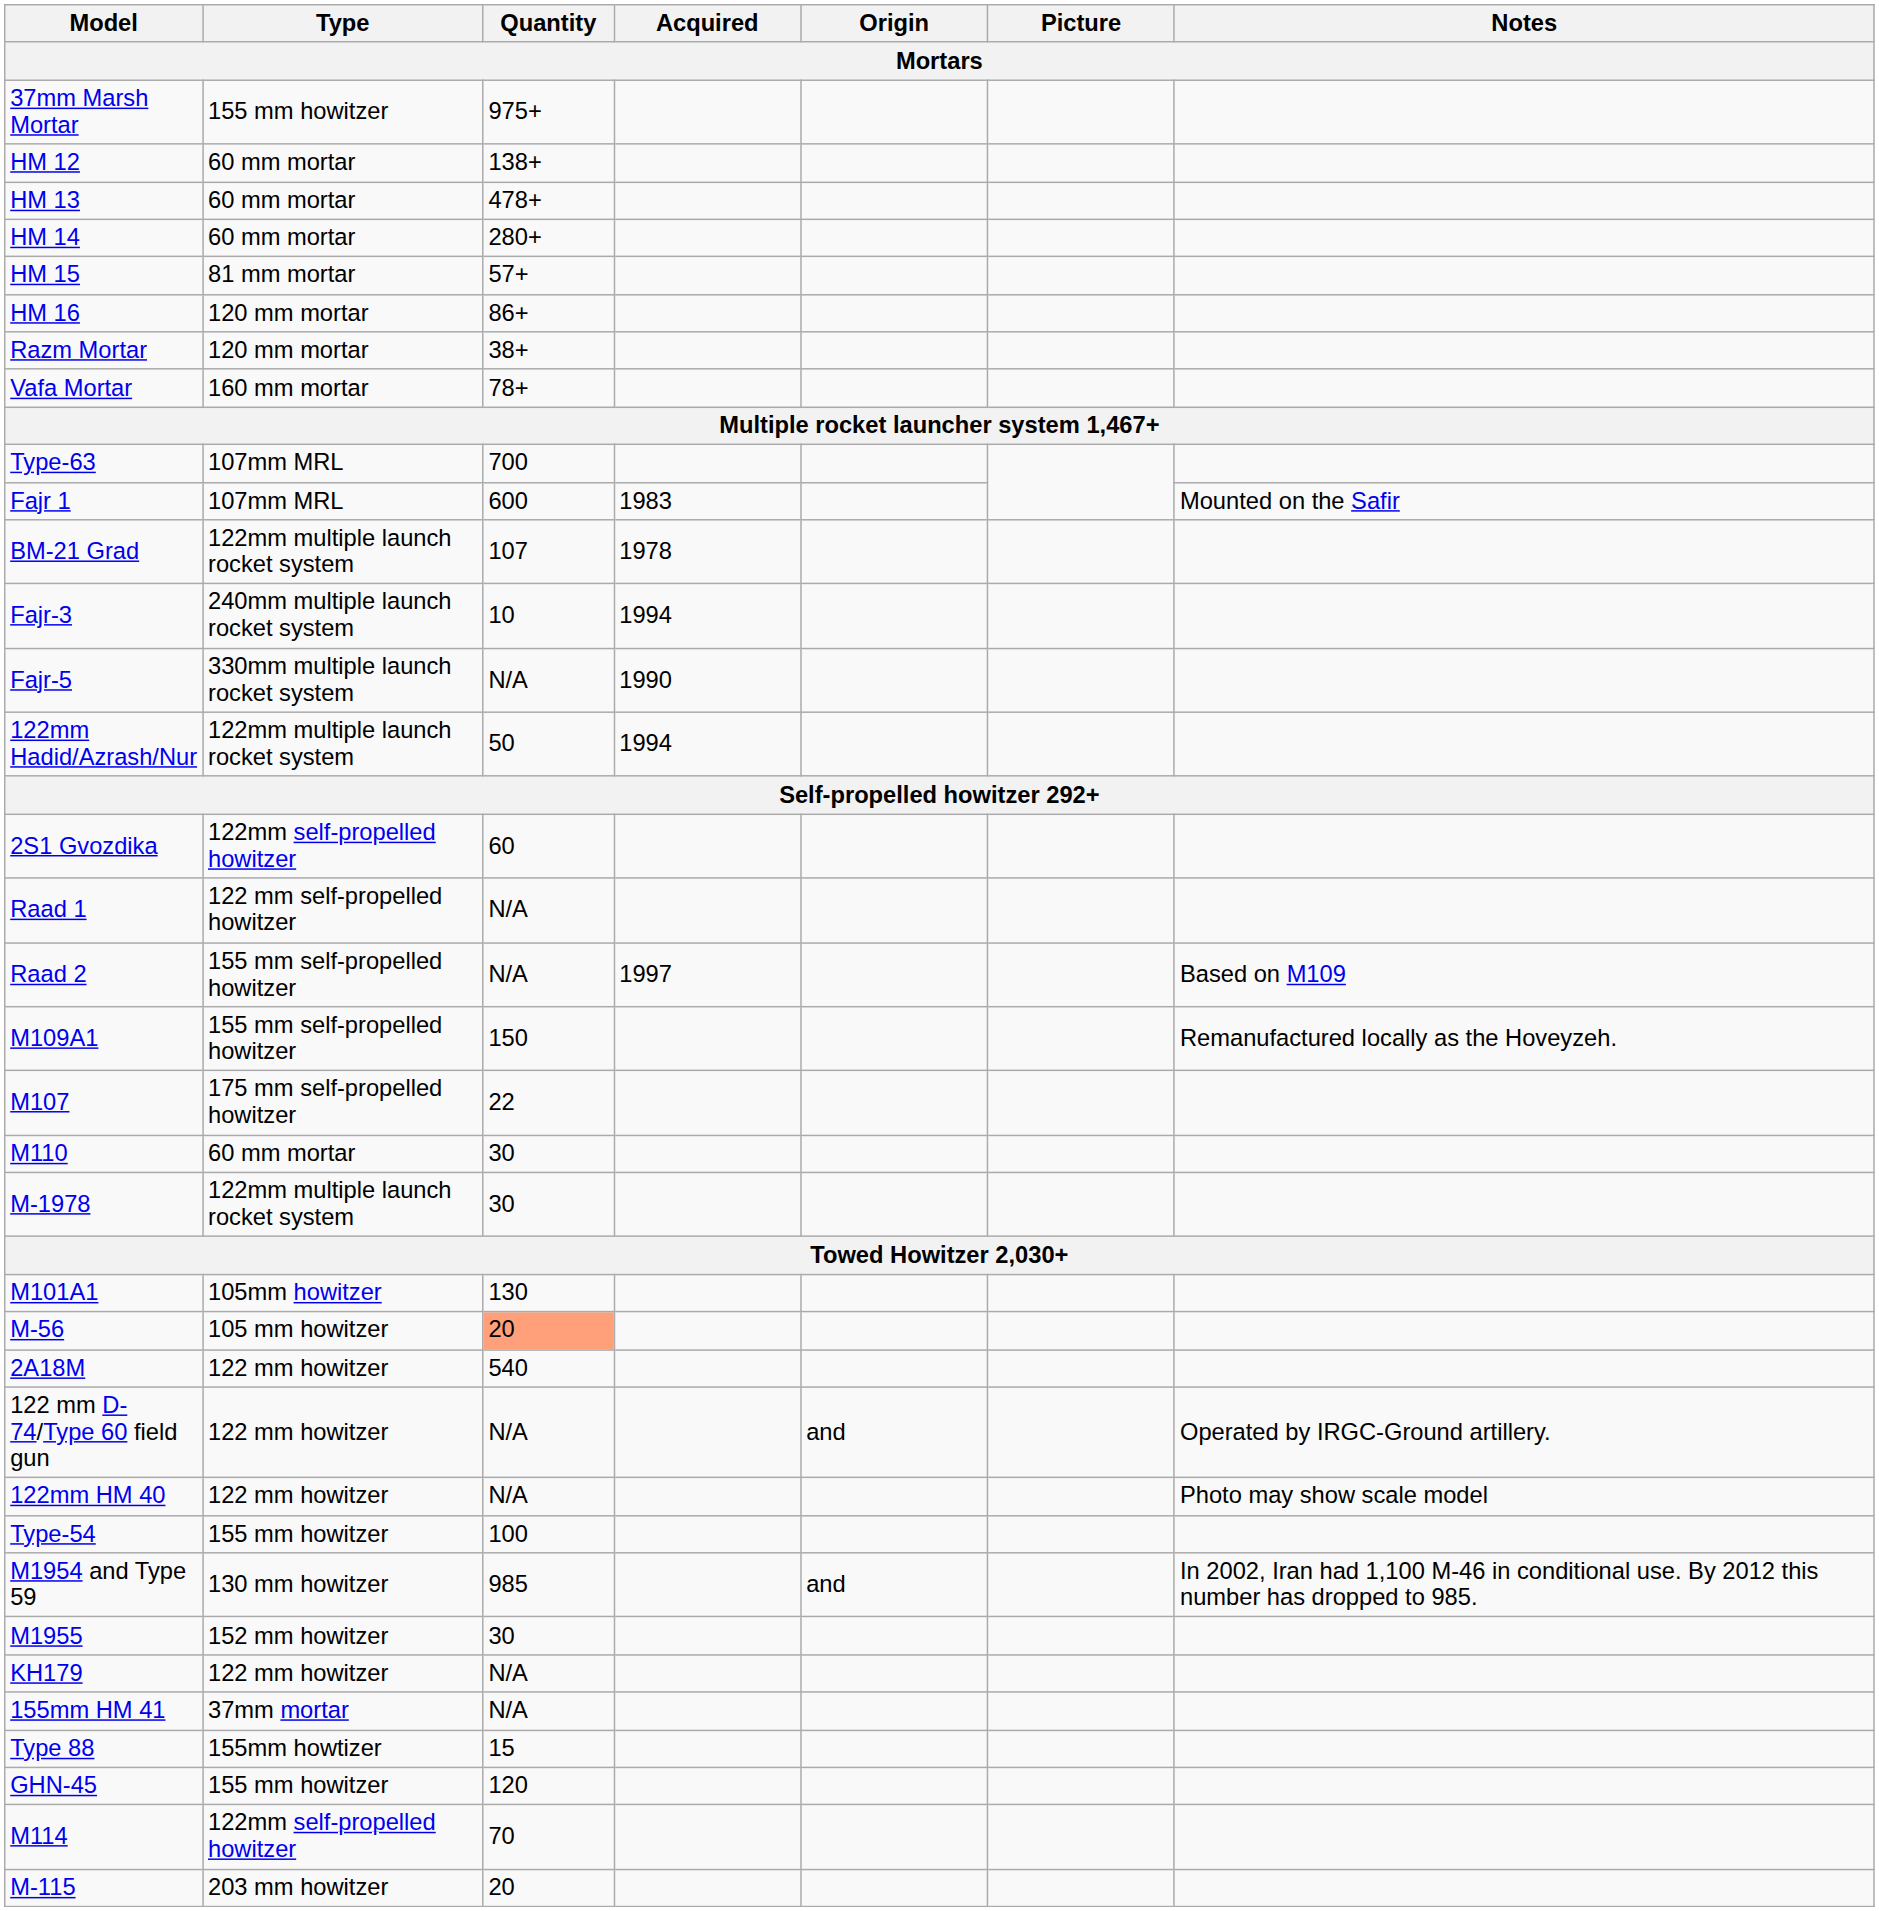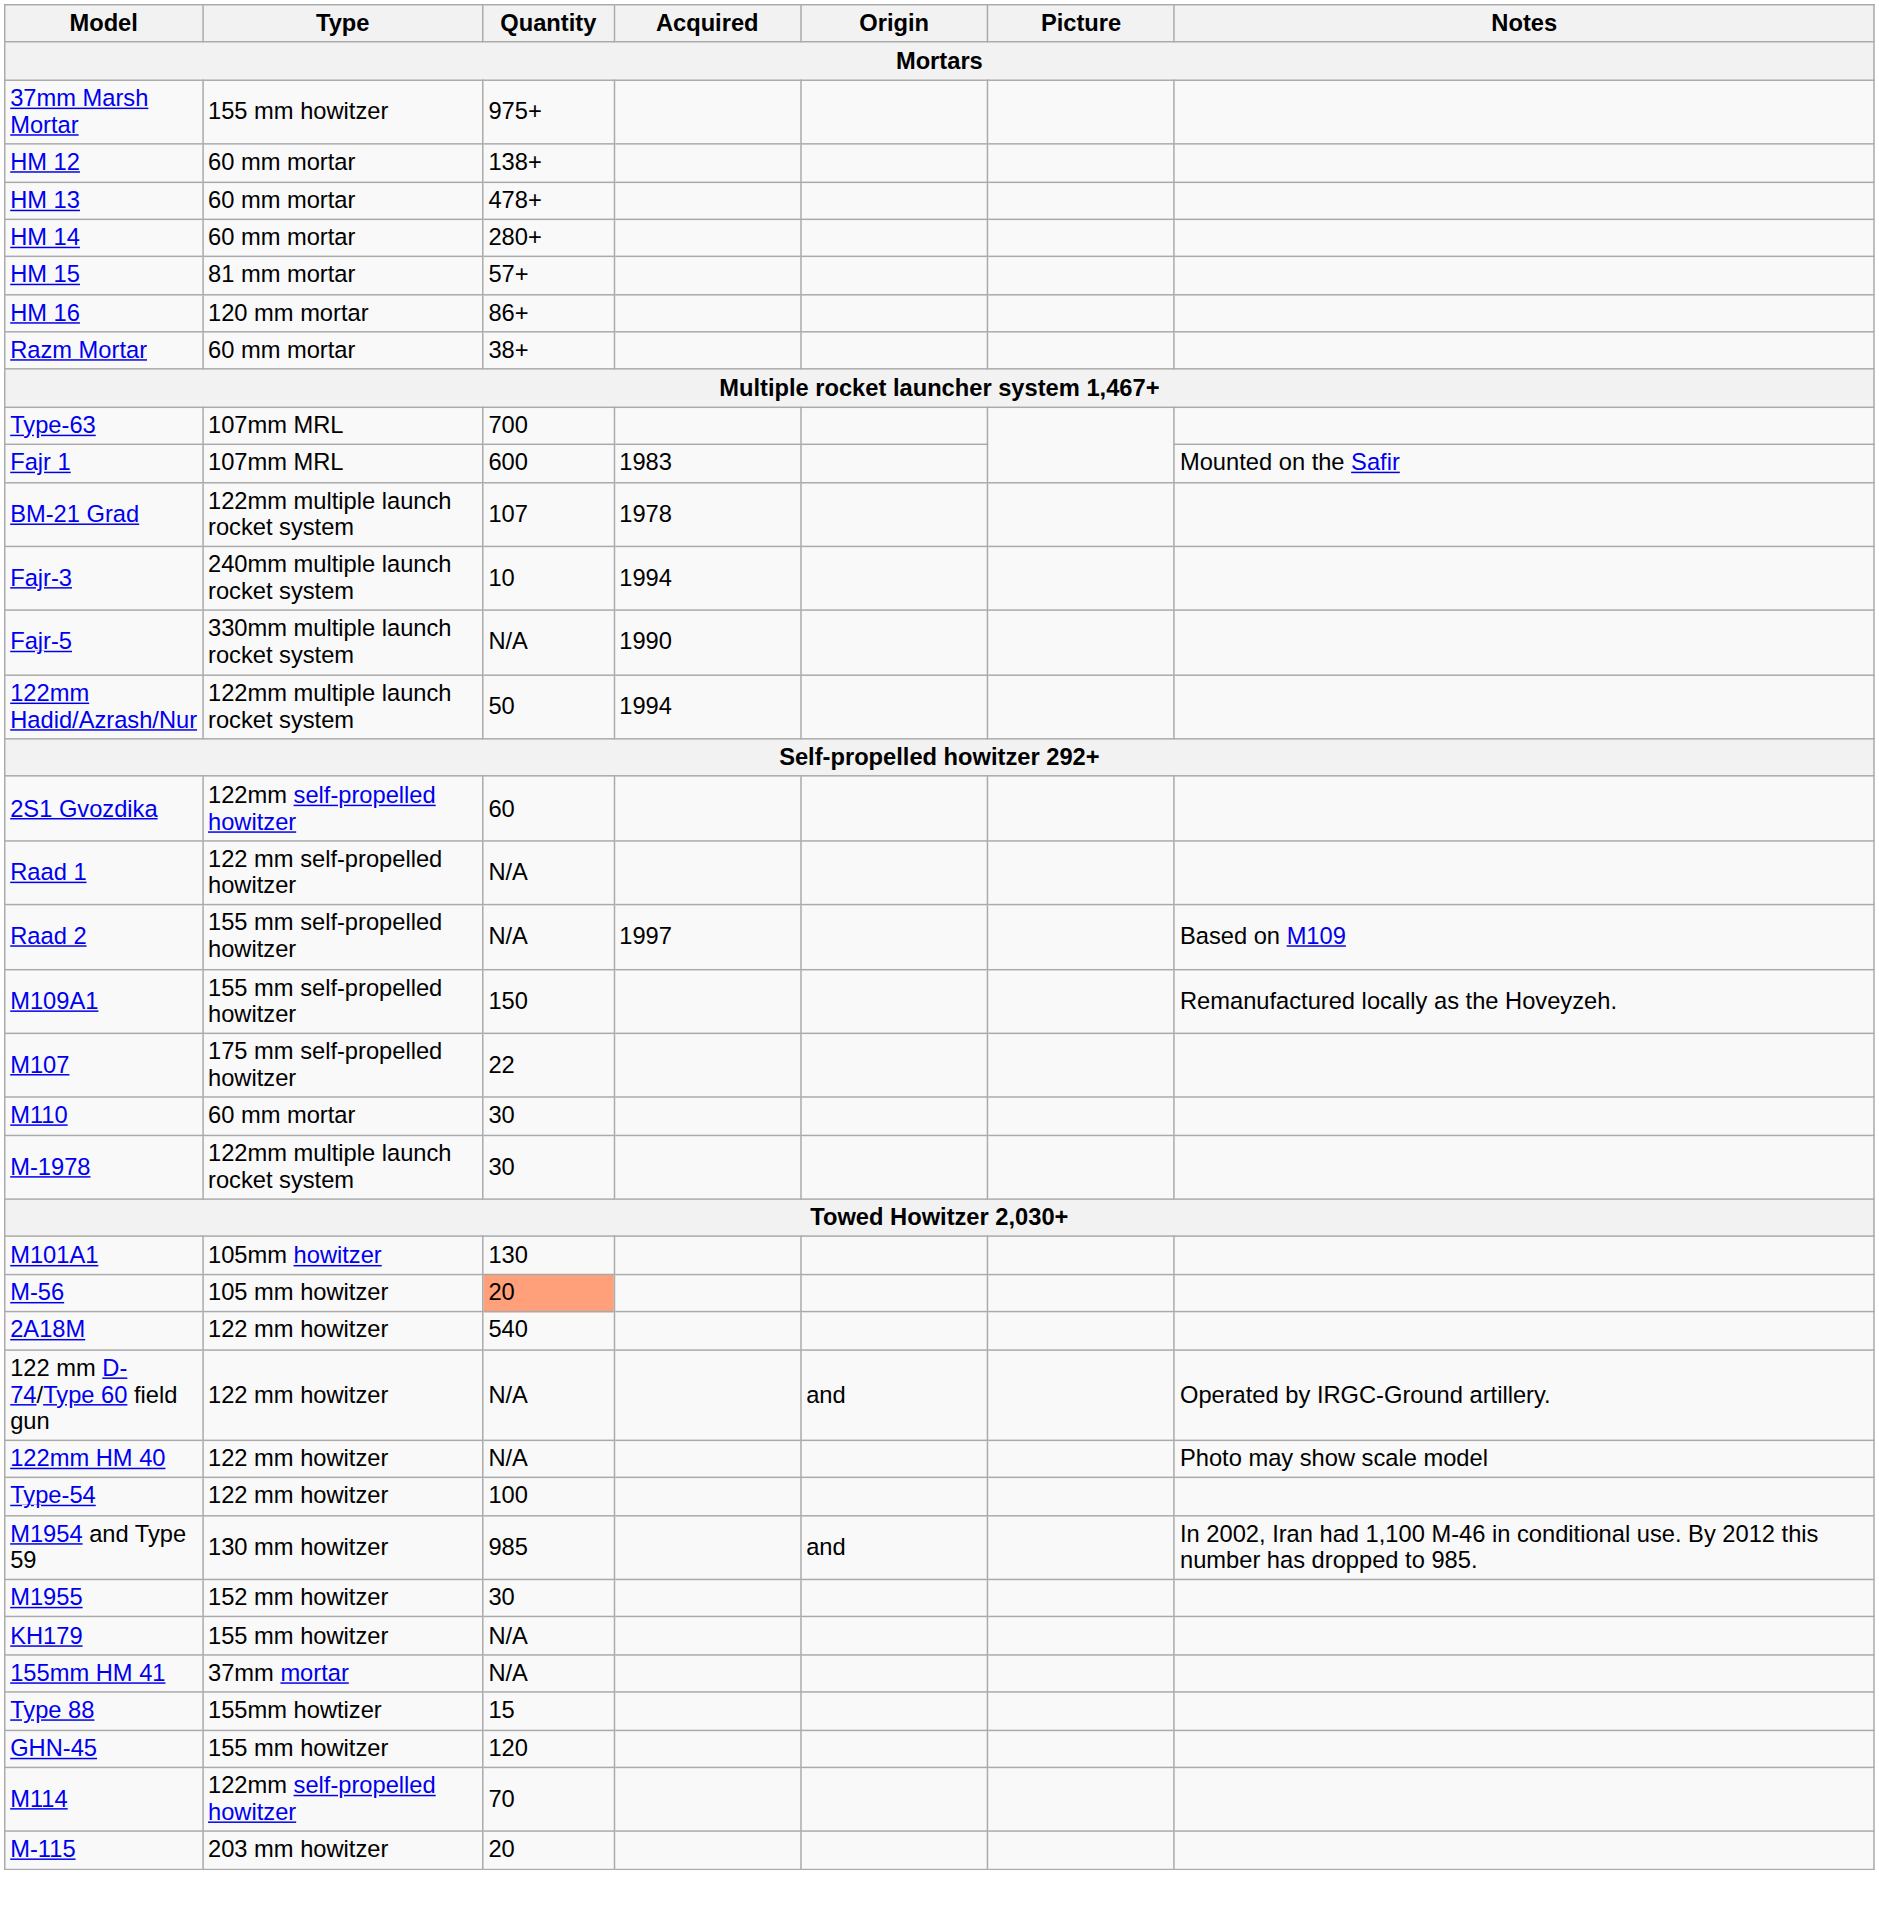(288, 350) 120 mm mortar -> (282, 350) 60 mm mortar
- row: (71, 387)
(298, 1533) 155 mm howitzer -> (298, 1496) 122 mm howitzer
(298, 1673) 122 mm howitzer -> (298, 1635) 155 mm howitzer
